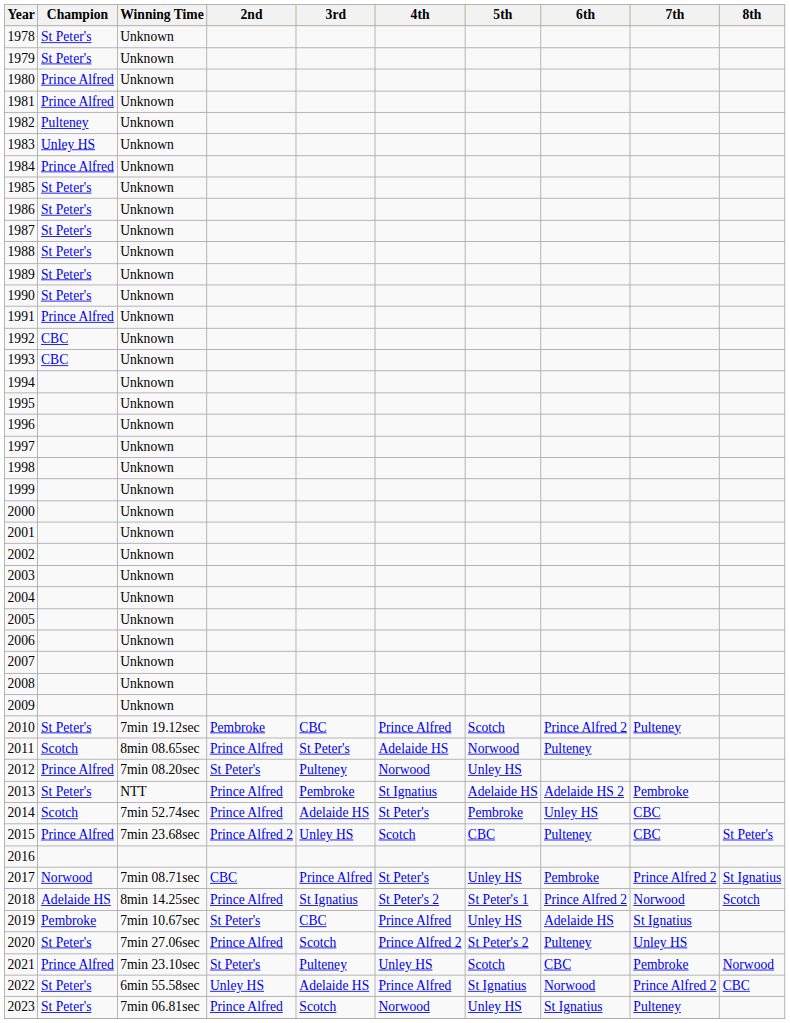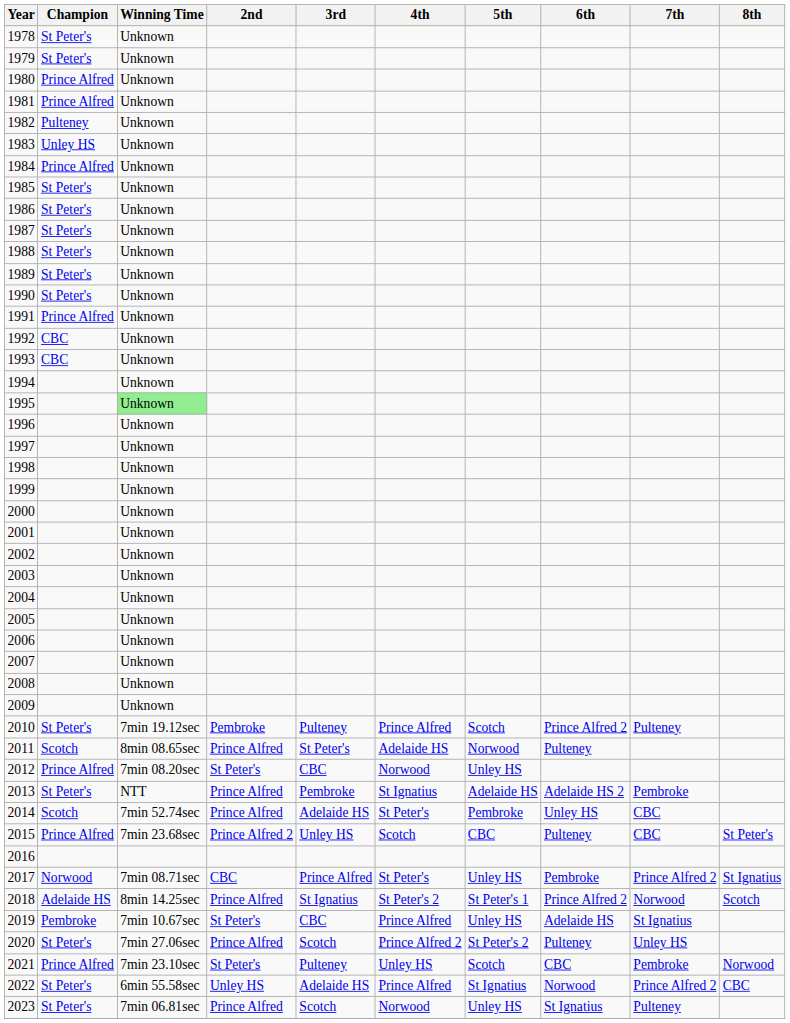(147, 403) no background -> (147, 403) lightgreen background
(313, 727) CBC -> (323, 727) Pulteney
(323, 770) Pulteney -> (313, 770) CBC
